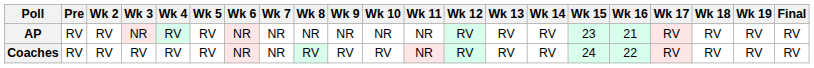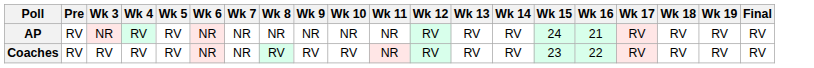- column: (104, 14)
(589, 33) 23 -> (554, 33) 24
(589, 53) 24 -> (554, 53) 23
